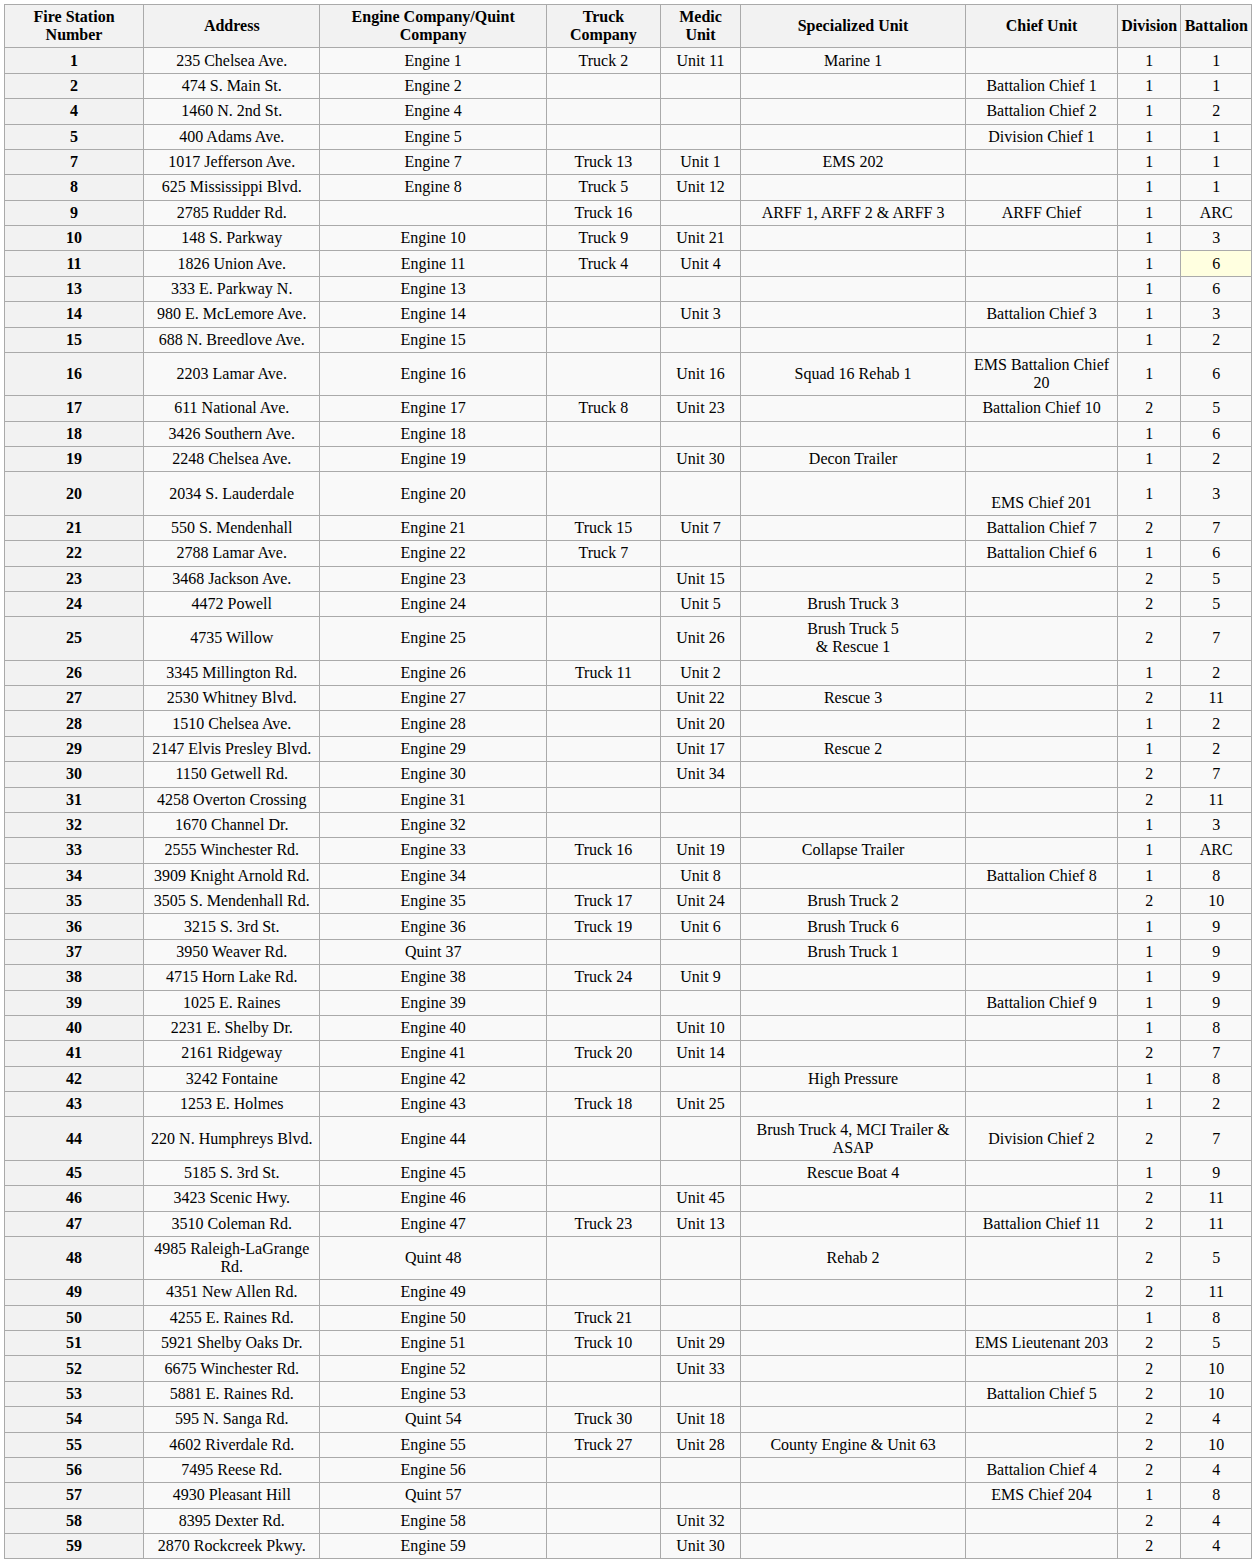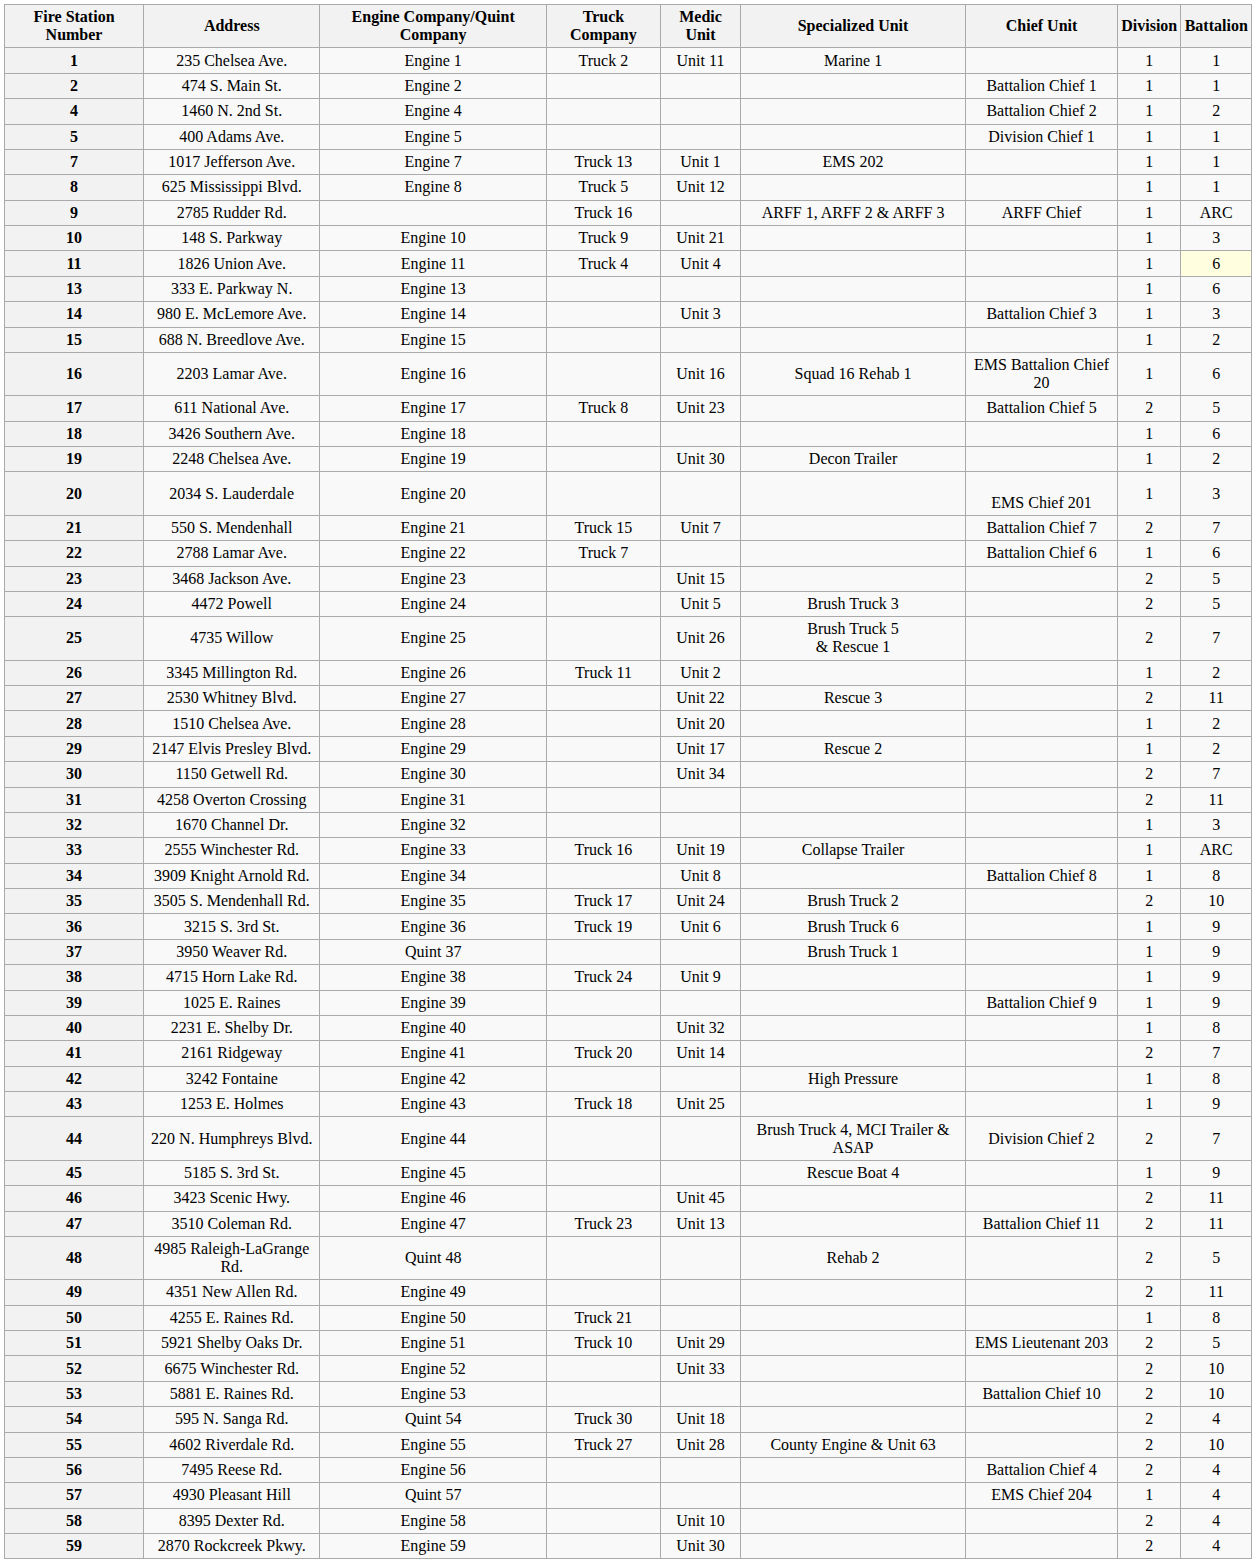(1042, 408) Battalion Chief 10 -> (1042, 408) Battalion Chief 5
(700, 1028) Unit 10 -> (700, 1028) Unit 32
(1216, 1104) 2 -> (1216, 1104) 9
(1042, 1393) Battalion Chief 5 -> (1042, 1393) Battalion Chief 10
(1216, 1495) 8 -> (1216, 1495) 4
(700, 1520) Unit 32 -> (700, 1520) Unit 10
